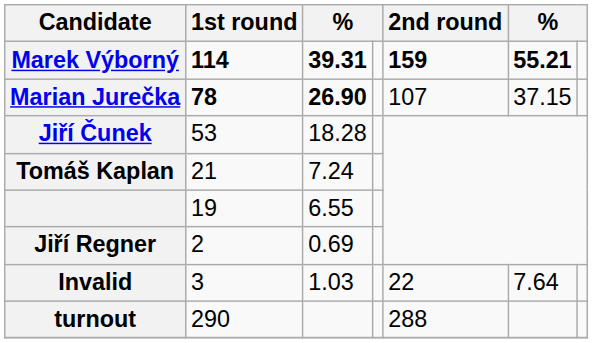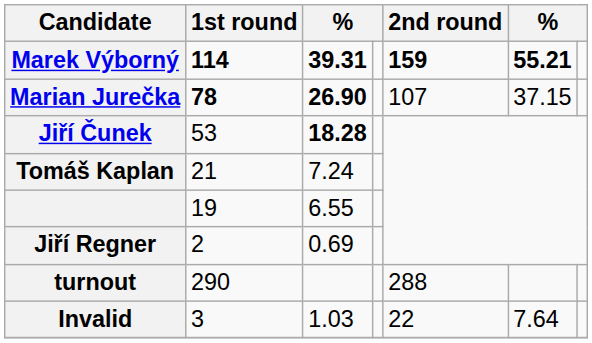(337, 134) normal -> (337, 134) bold
rows swapped: (95, 282) <-> (95, 319)
